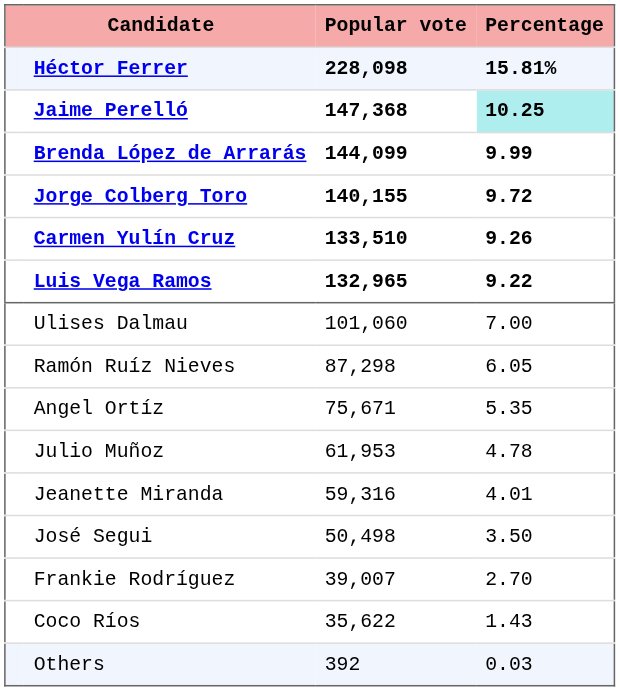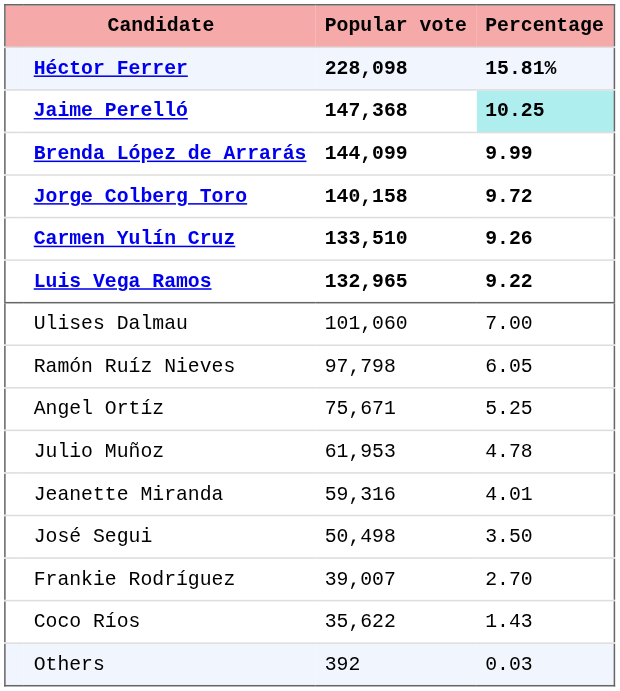(366, 196) 140,155 -> (366, 196) 140,158
(360, 367) 87,298 -> (360, 367) 97,798
(509, 409) 5.35 -> (509, 409) 5.25
